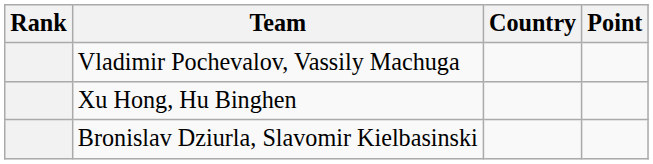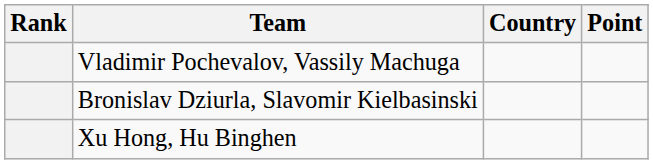rows swapped: (278, 138) <-> (187, 100)
